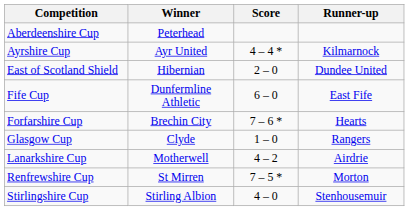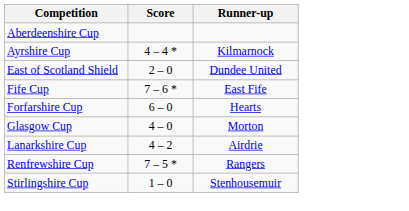- column: (181, 13)
(266, 95) 6 – 0 -> (161, 88) 7 – 6 *
(266, 121) 7 – 6 * -> (161, 107) 6 – 0
(266, 139) 1 – 0 -> (161, 126) 4 – 0
(351, 139) Rangers -> (246, 126) Morton
(351, 177) Morton -> (246, 164) Rangers
(266, 196) 4 – 0 -> (161, 182) 1 – 0
